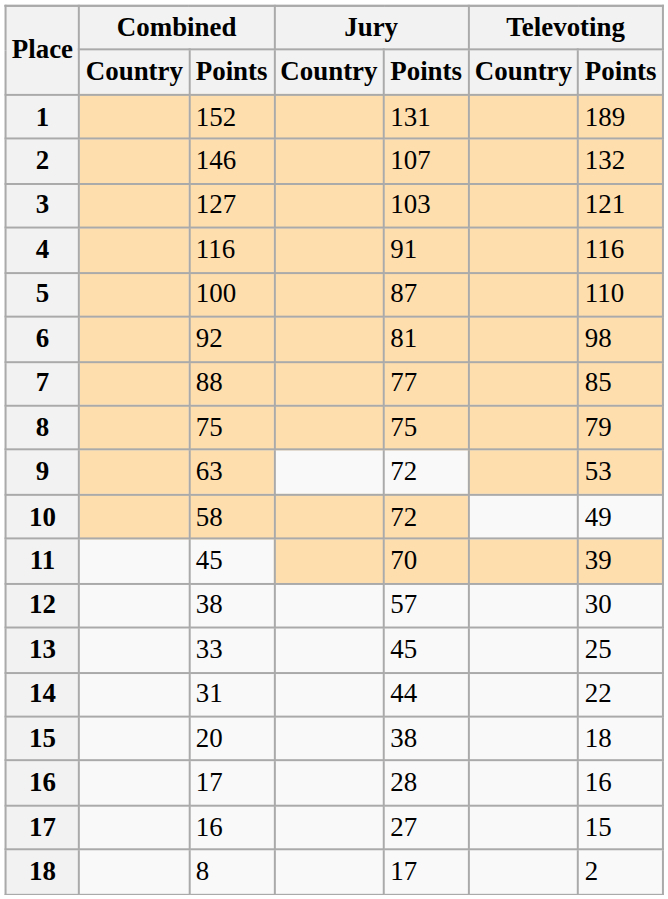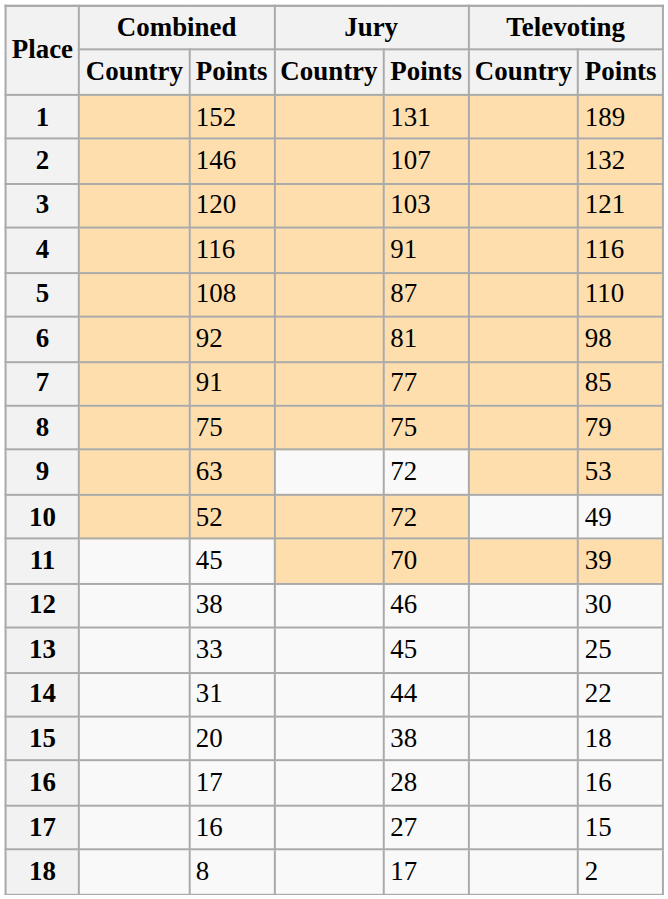(216, 205) 127 -> (216, 205) 120
(216, 294) 100 -> (216, 294) 108
(209, 382) 88 -> (209, 382) 91
(209, 516) 58 -> (209, 516) 52
(404, 605) 57 -> (404, 605) 46
